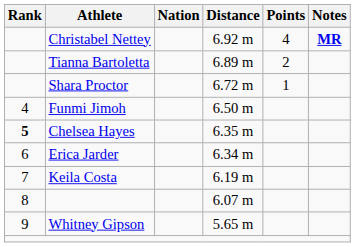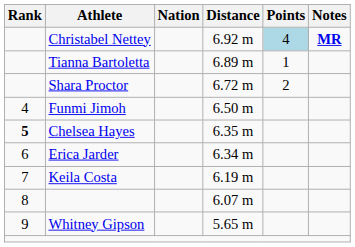(286, 39) no background -> (286, 39) lightblue background
(286, 62) 2 -> (286, 62) 1
(286, 85) 1 -> (286, 85) 2
